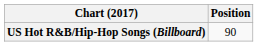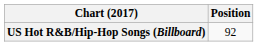(231, 31) 90 -> (231, 31) 92
